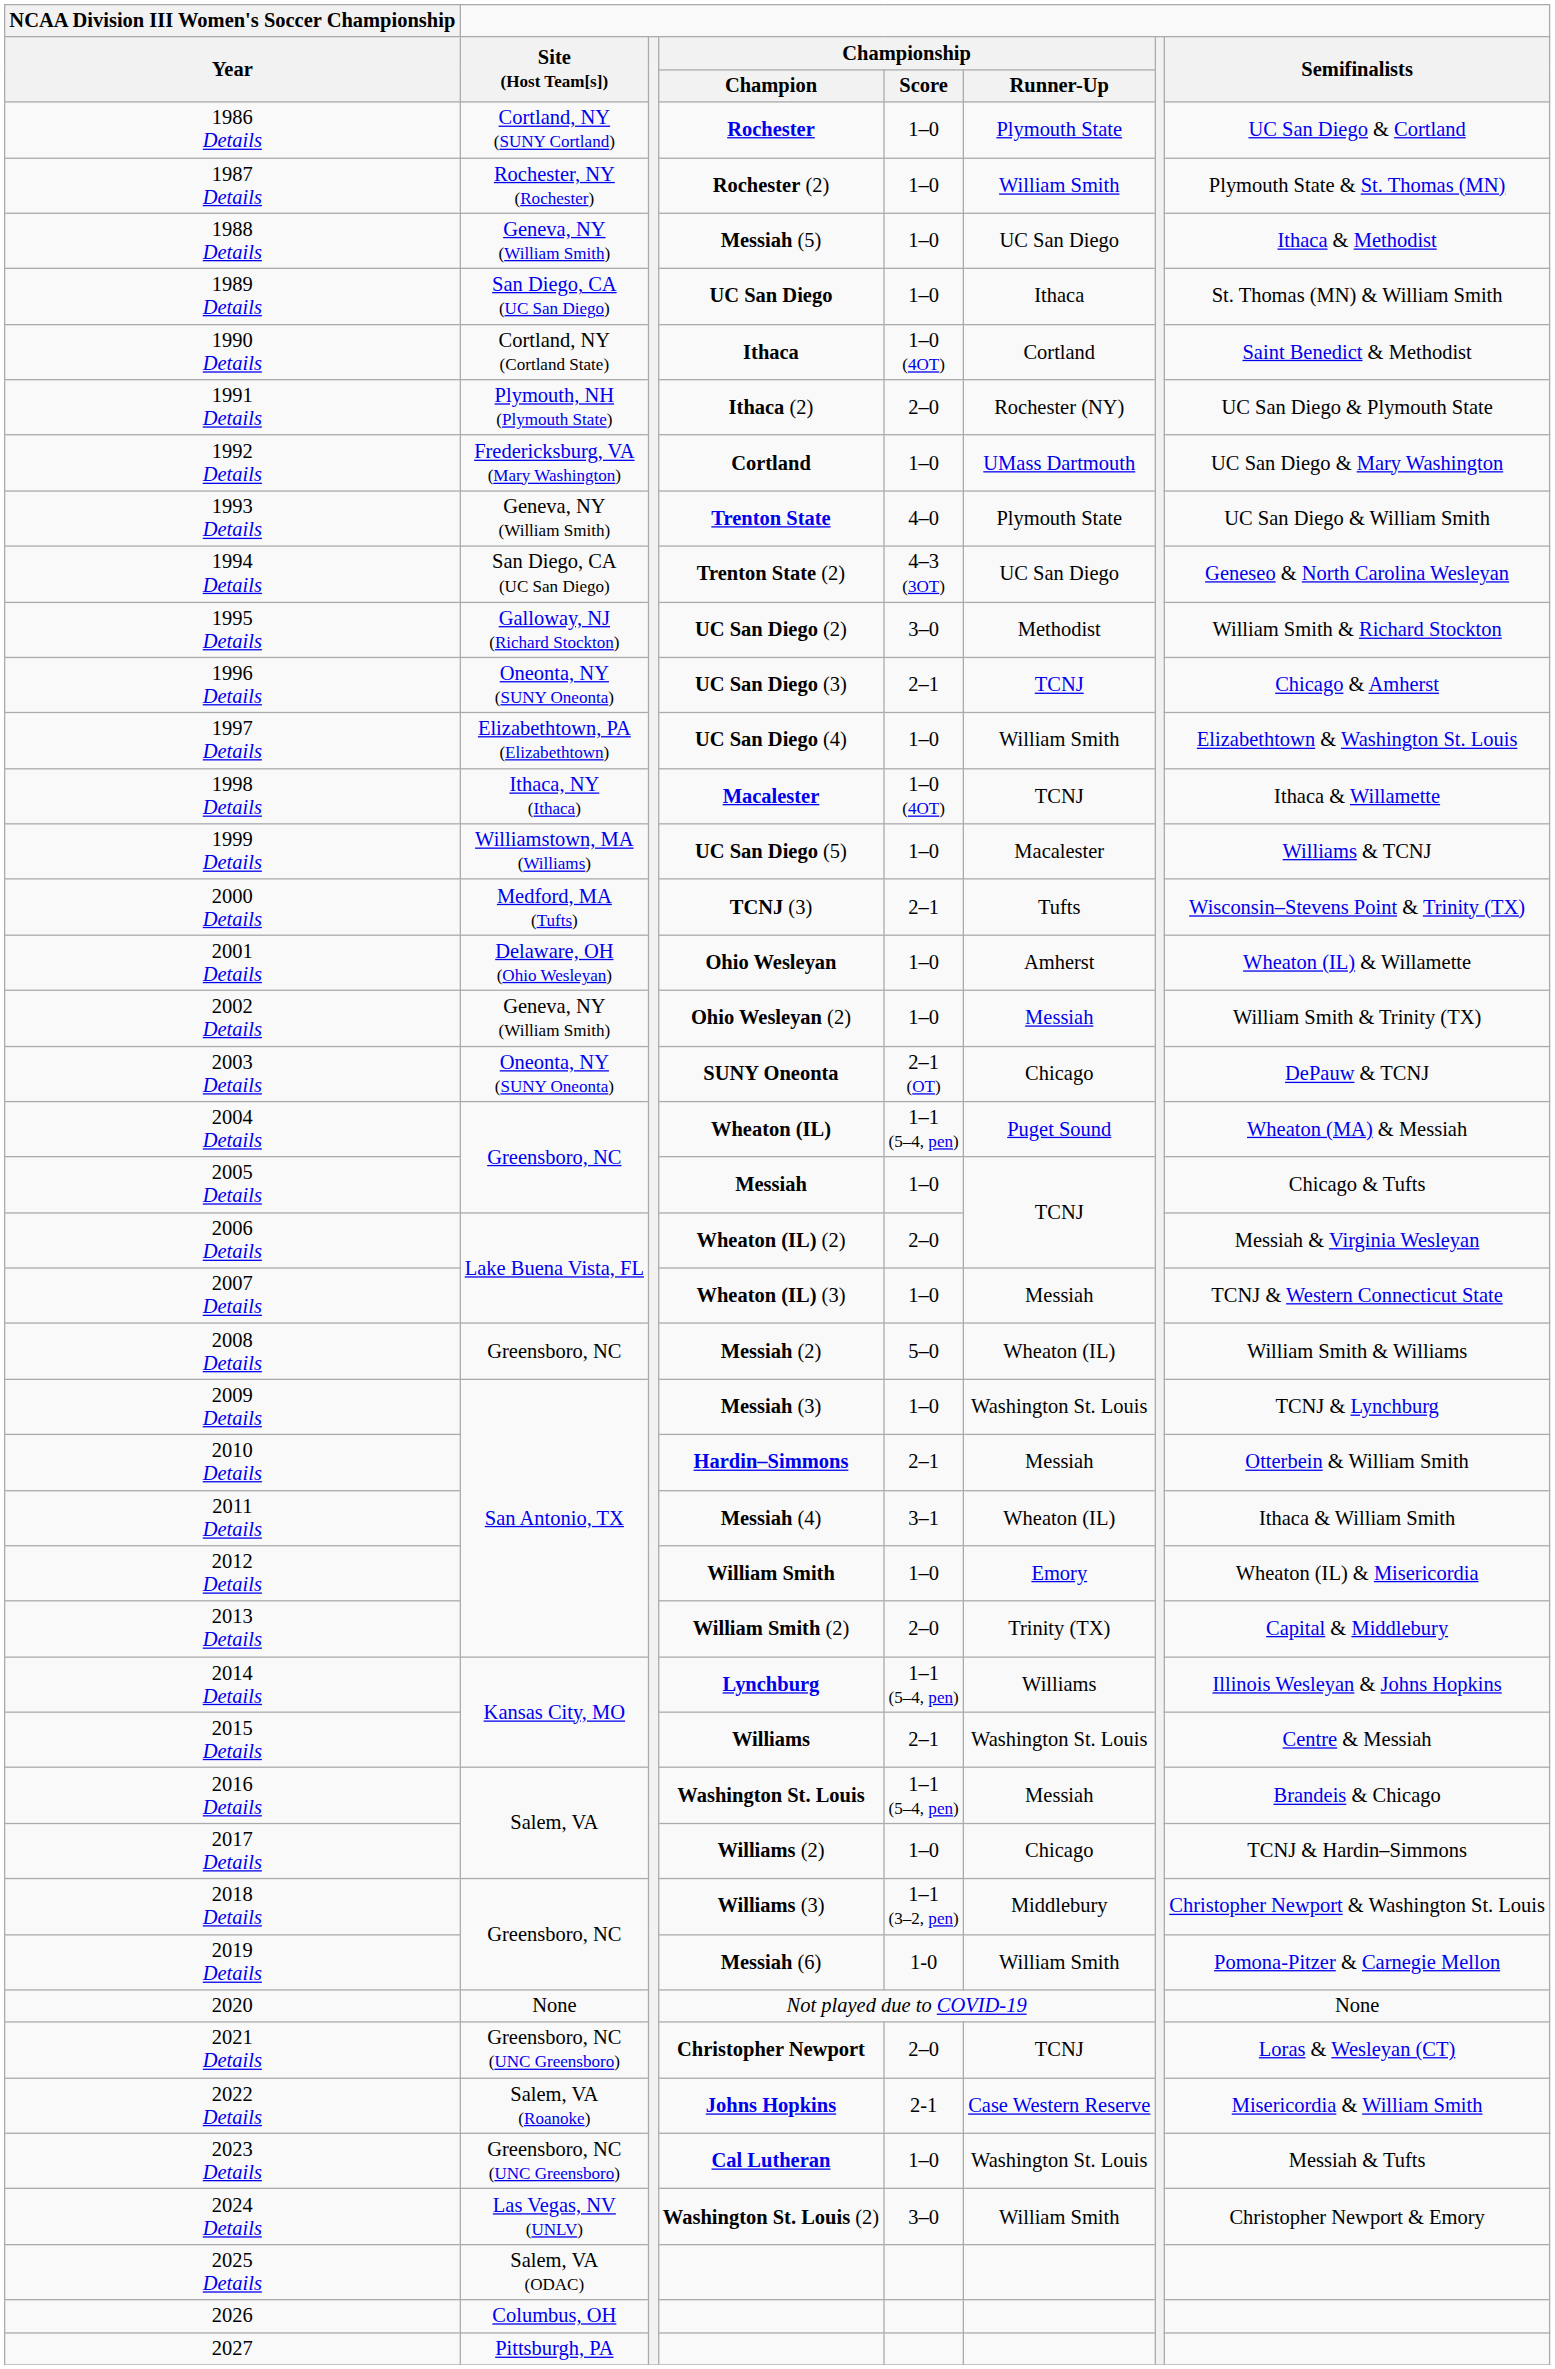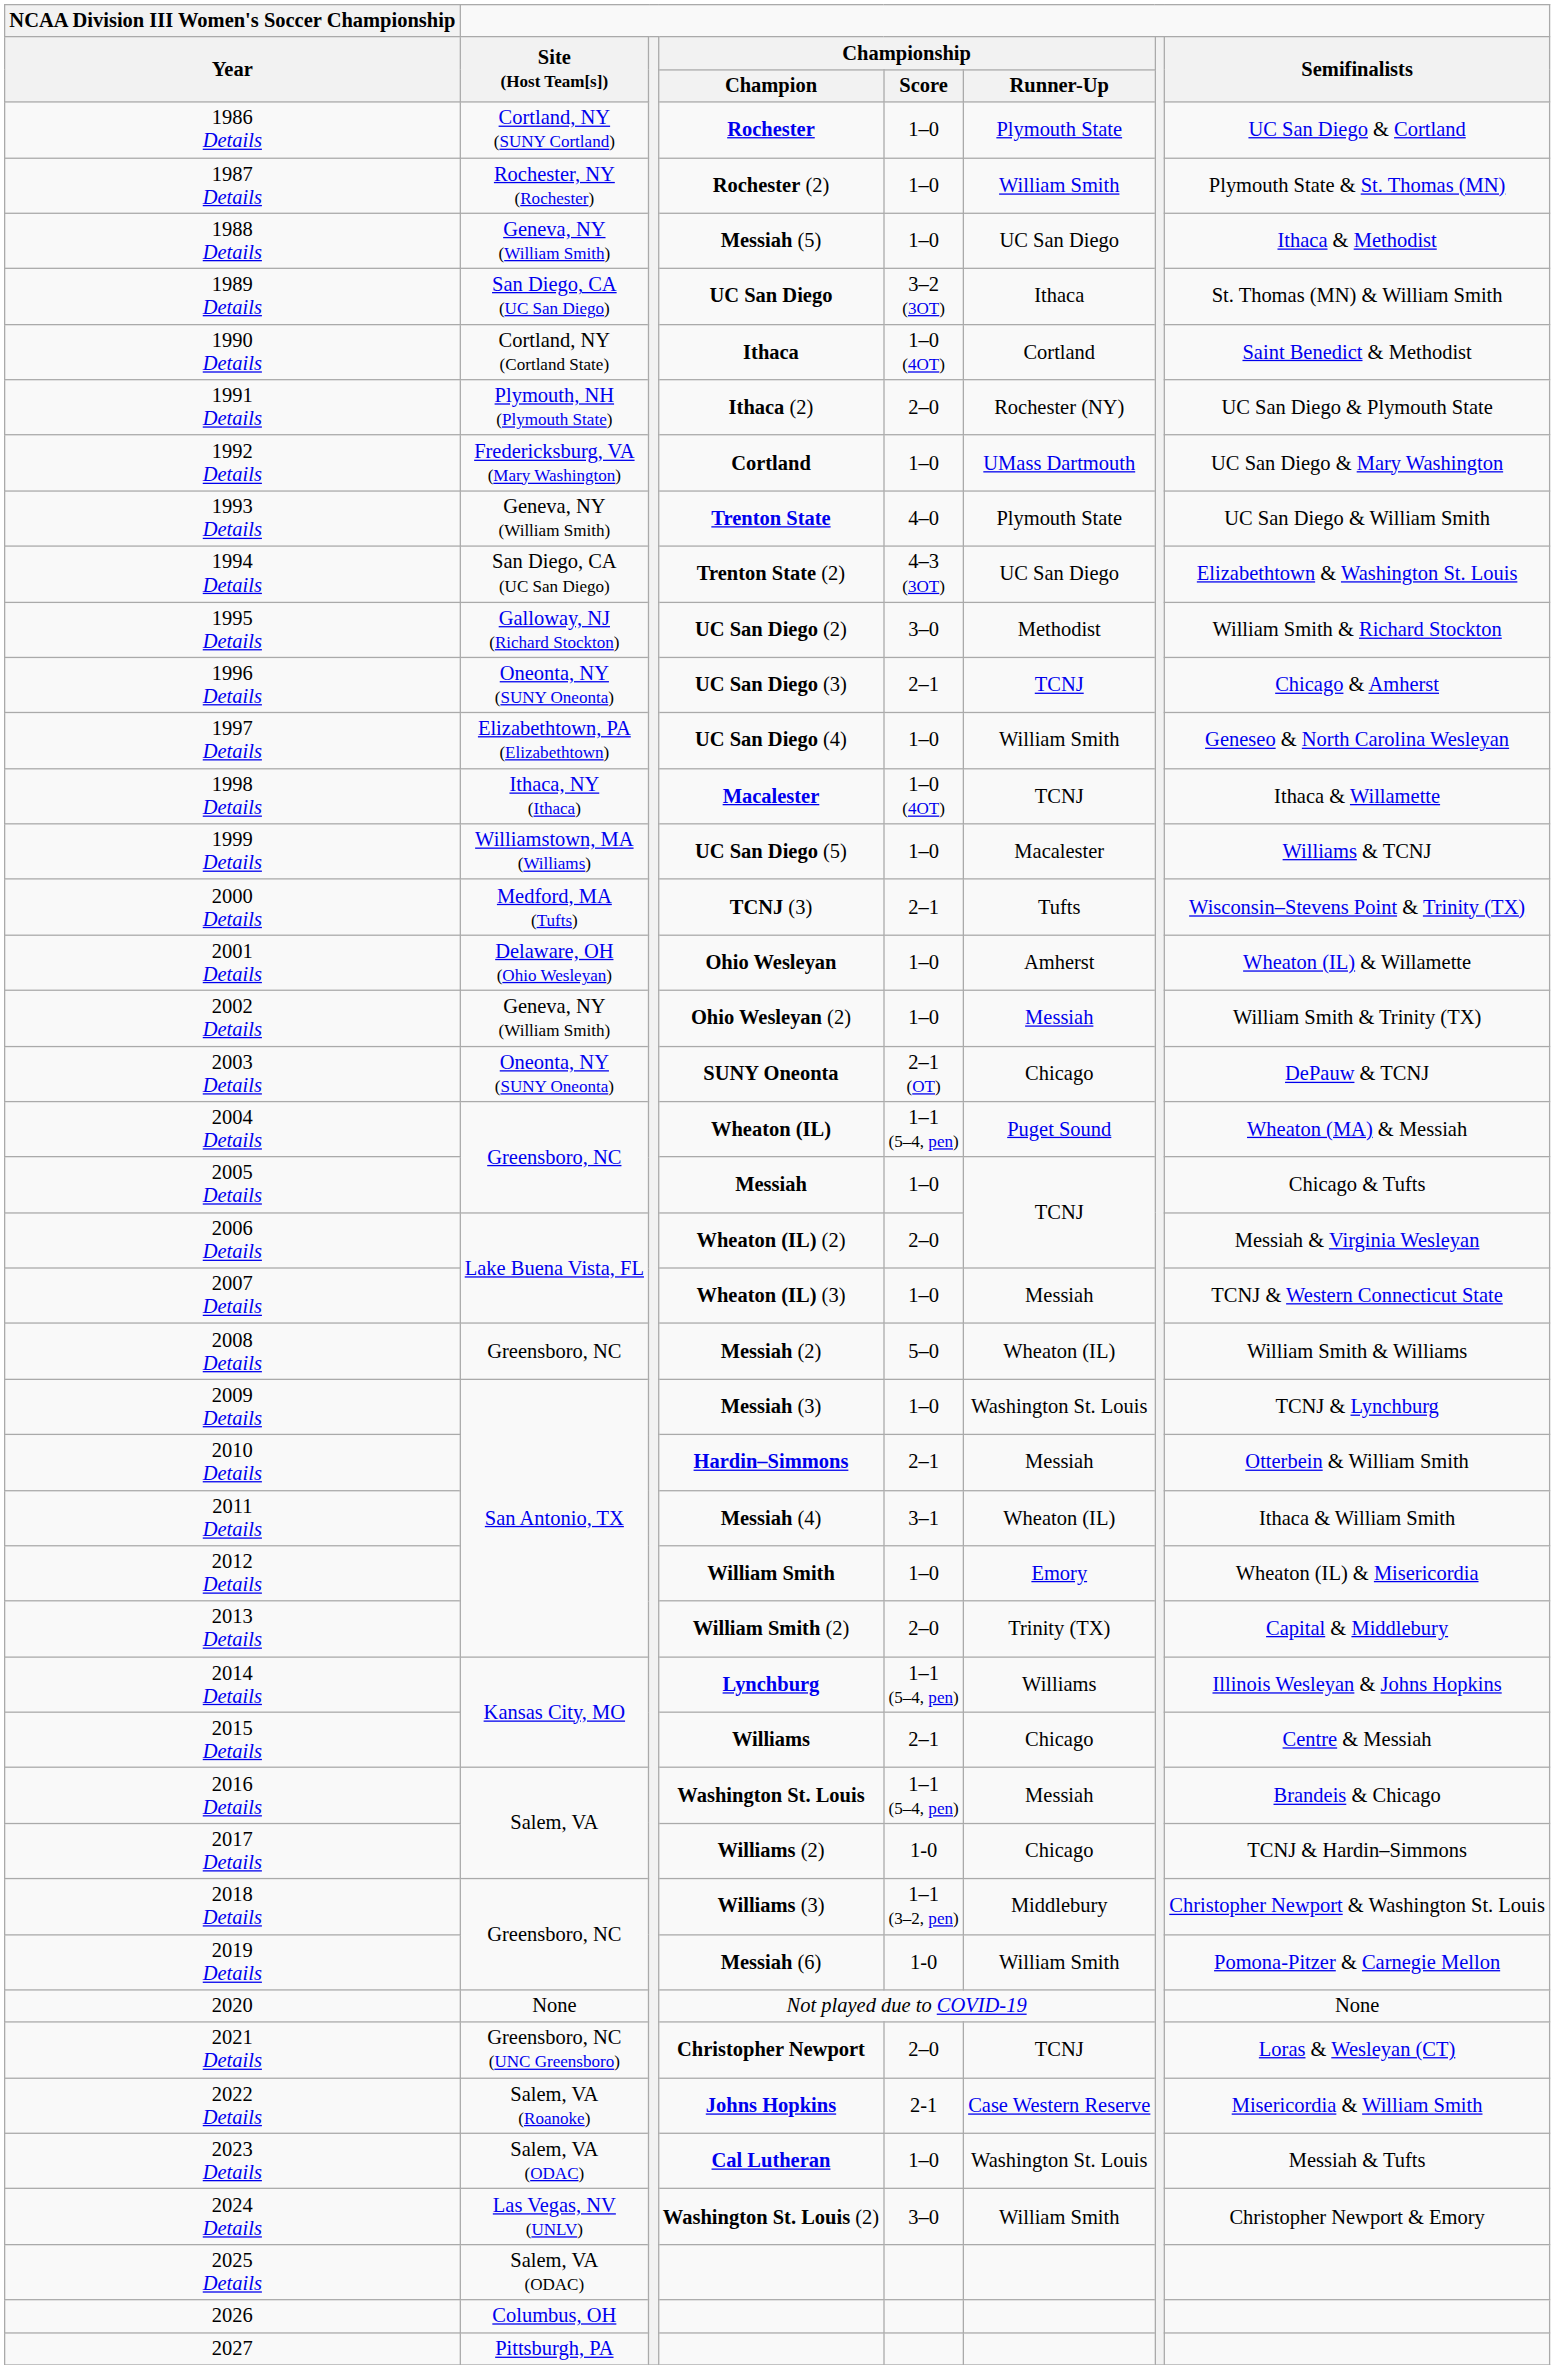(924, 296) 1–0 -> (924, 296) 3–2 (3OT)
(1357, 573) Geneseo & North Carolina Wesleyan -> (1357, 573) Elizabethtown & Washington St. Louis
(1357, 740) Elizabethtown & Washington St. Louis -> (1357, 740) Geneseo & North Carolina Wesleyan
(1059, 1739) Washington St. Louis -> (1059, 1739) Chicago
(924, 1850) 1–0 -> (924, 1850) 1-0
(554, 2160) Greensboro, NC (UNC Greensboro) -> (554, 2160) Salem, VA (ODAC)
